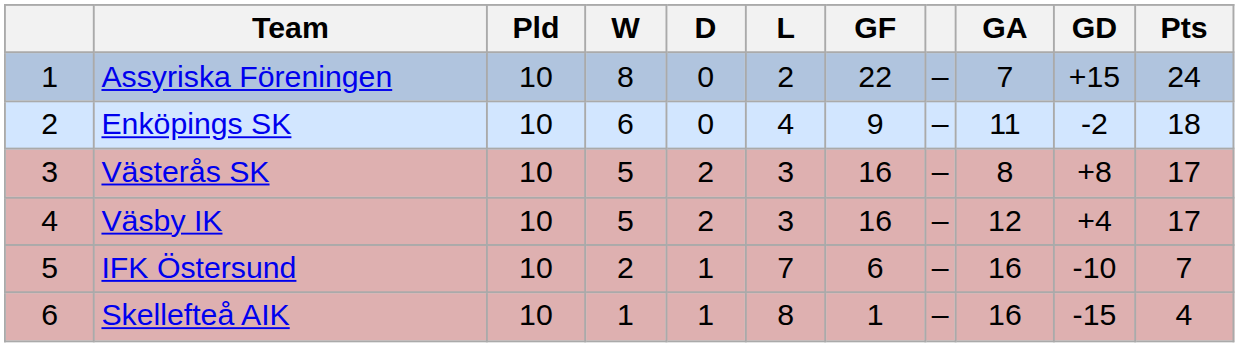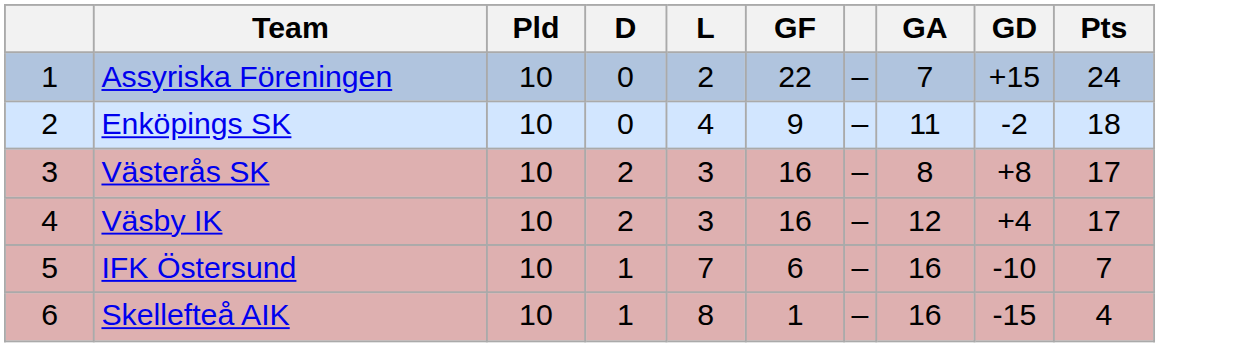- column: (625, 28)
